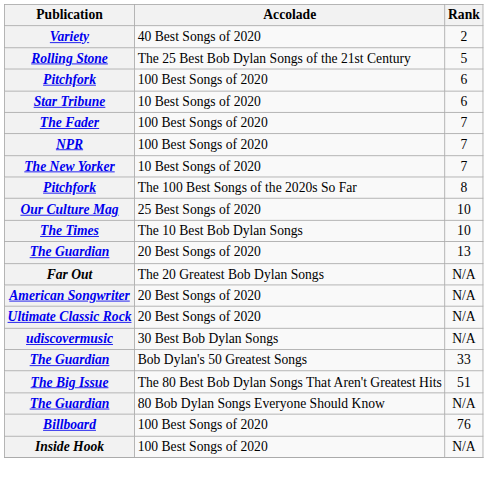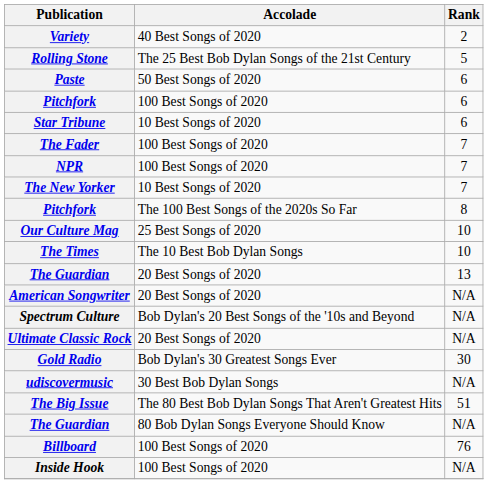+ row: (70, 79)
- row: (70, 274)
+ row: (70, 317)
+ row: (70, 360)
- row: (70, 360)
